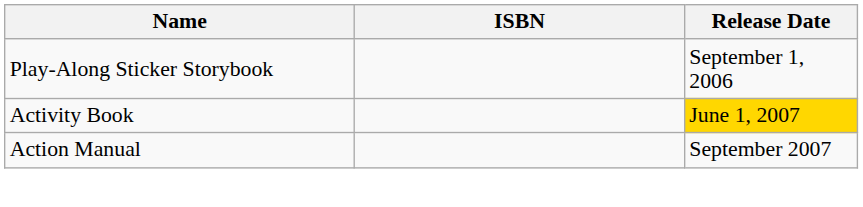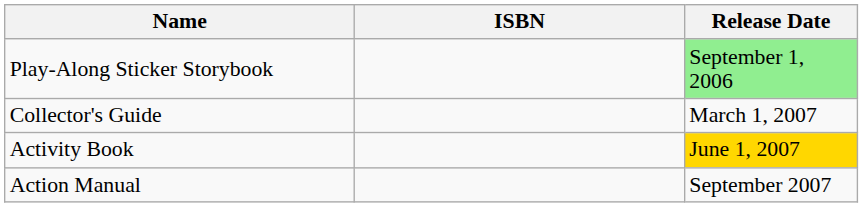(747, 68) no background -> (747, 68) lightgreen background
+ row: (86, 115)
